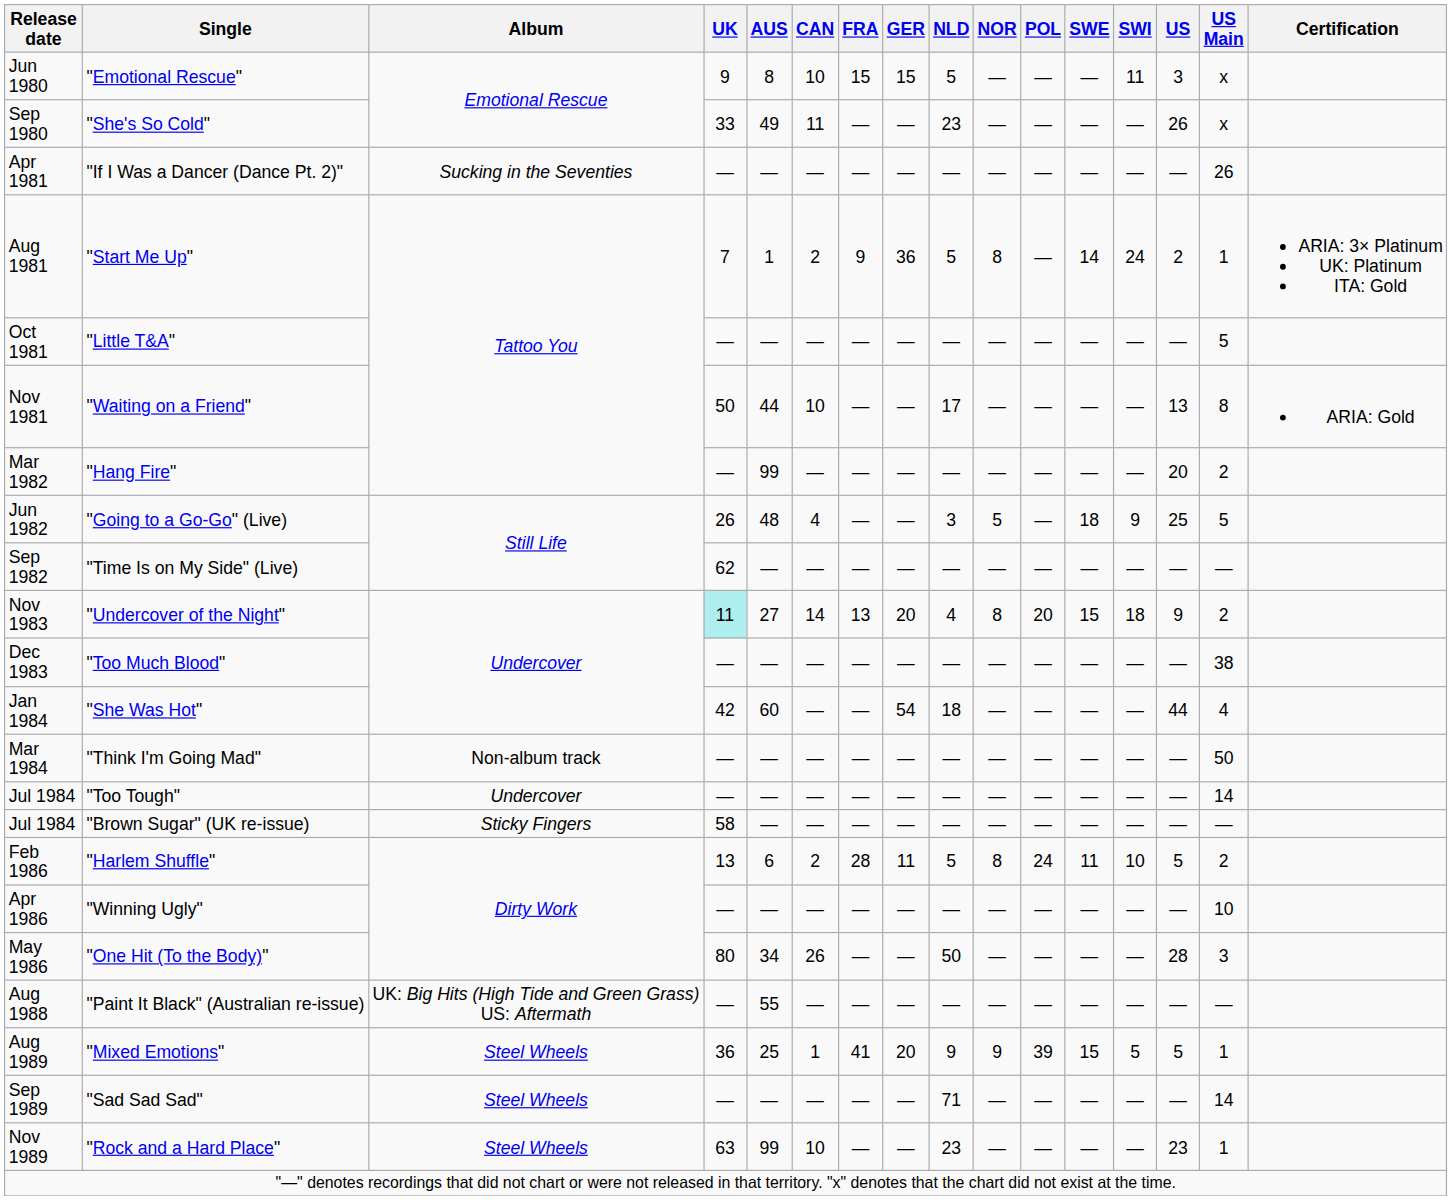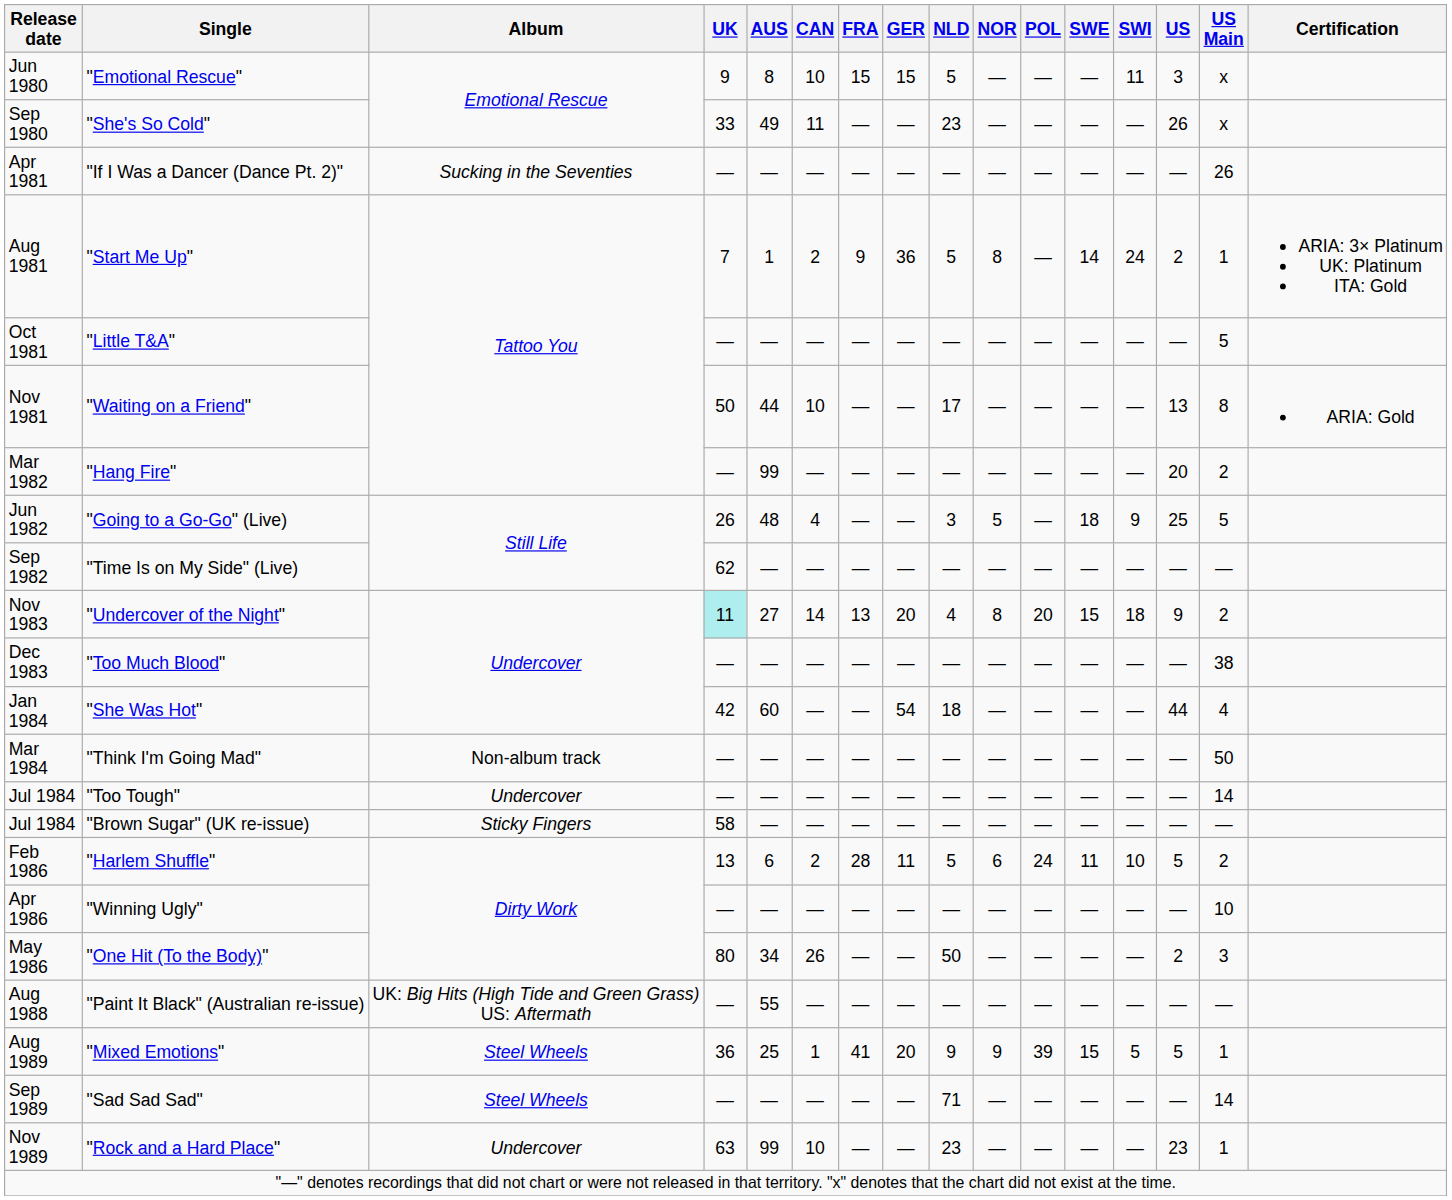(997, 861) 8 -> (997, 861) 6
(1178, 956) 28 -> (1178, 956) 2
(536, 1147) Steel Wheels -> (536, 1147) Undercover
